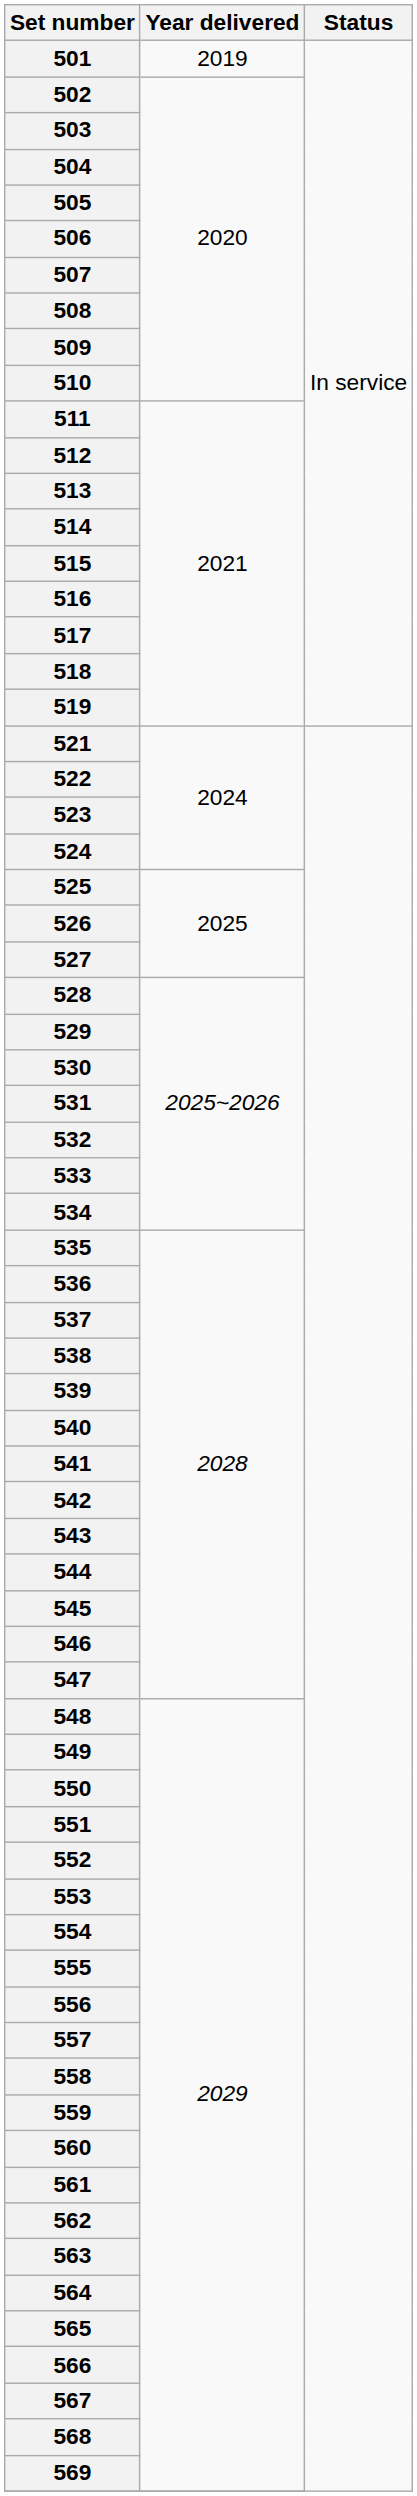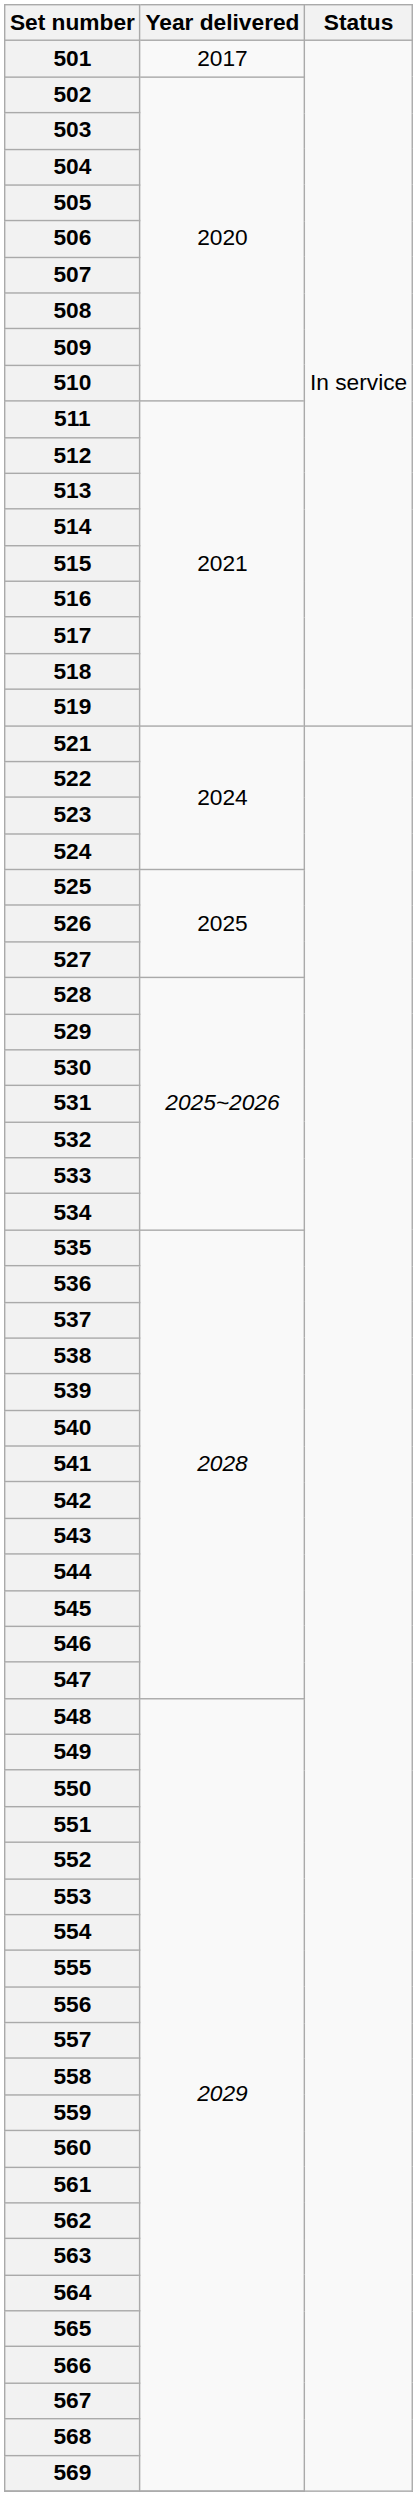(222, 58) 2019 -> (222, 58) 2017
